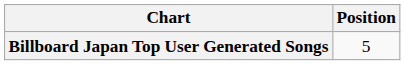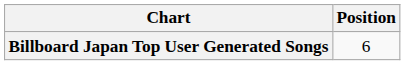(366, 45) 5 -> (366, 45) 6
